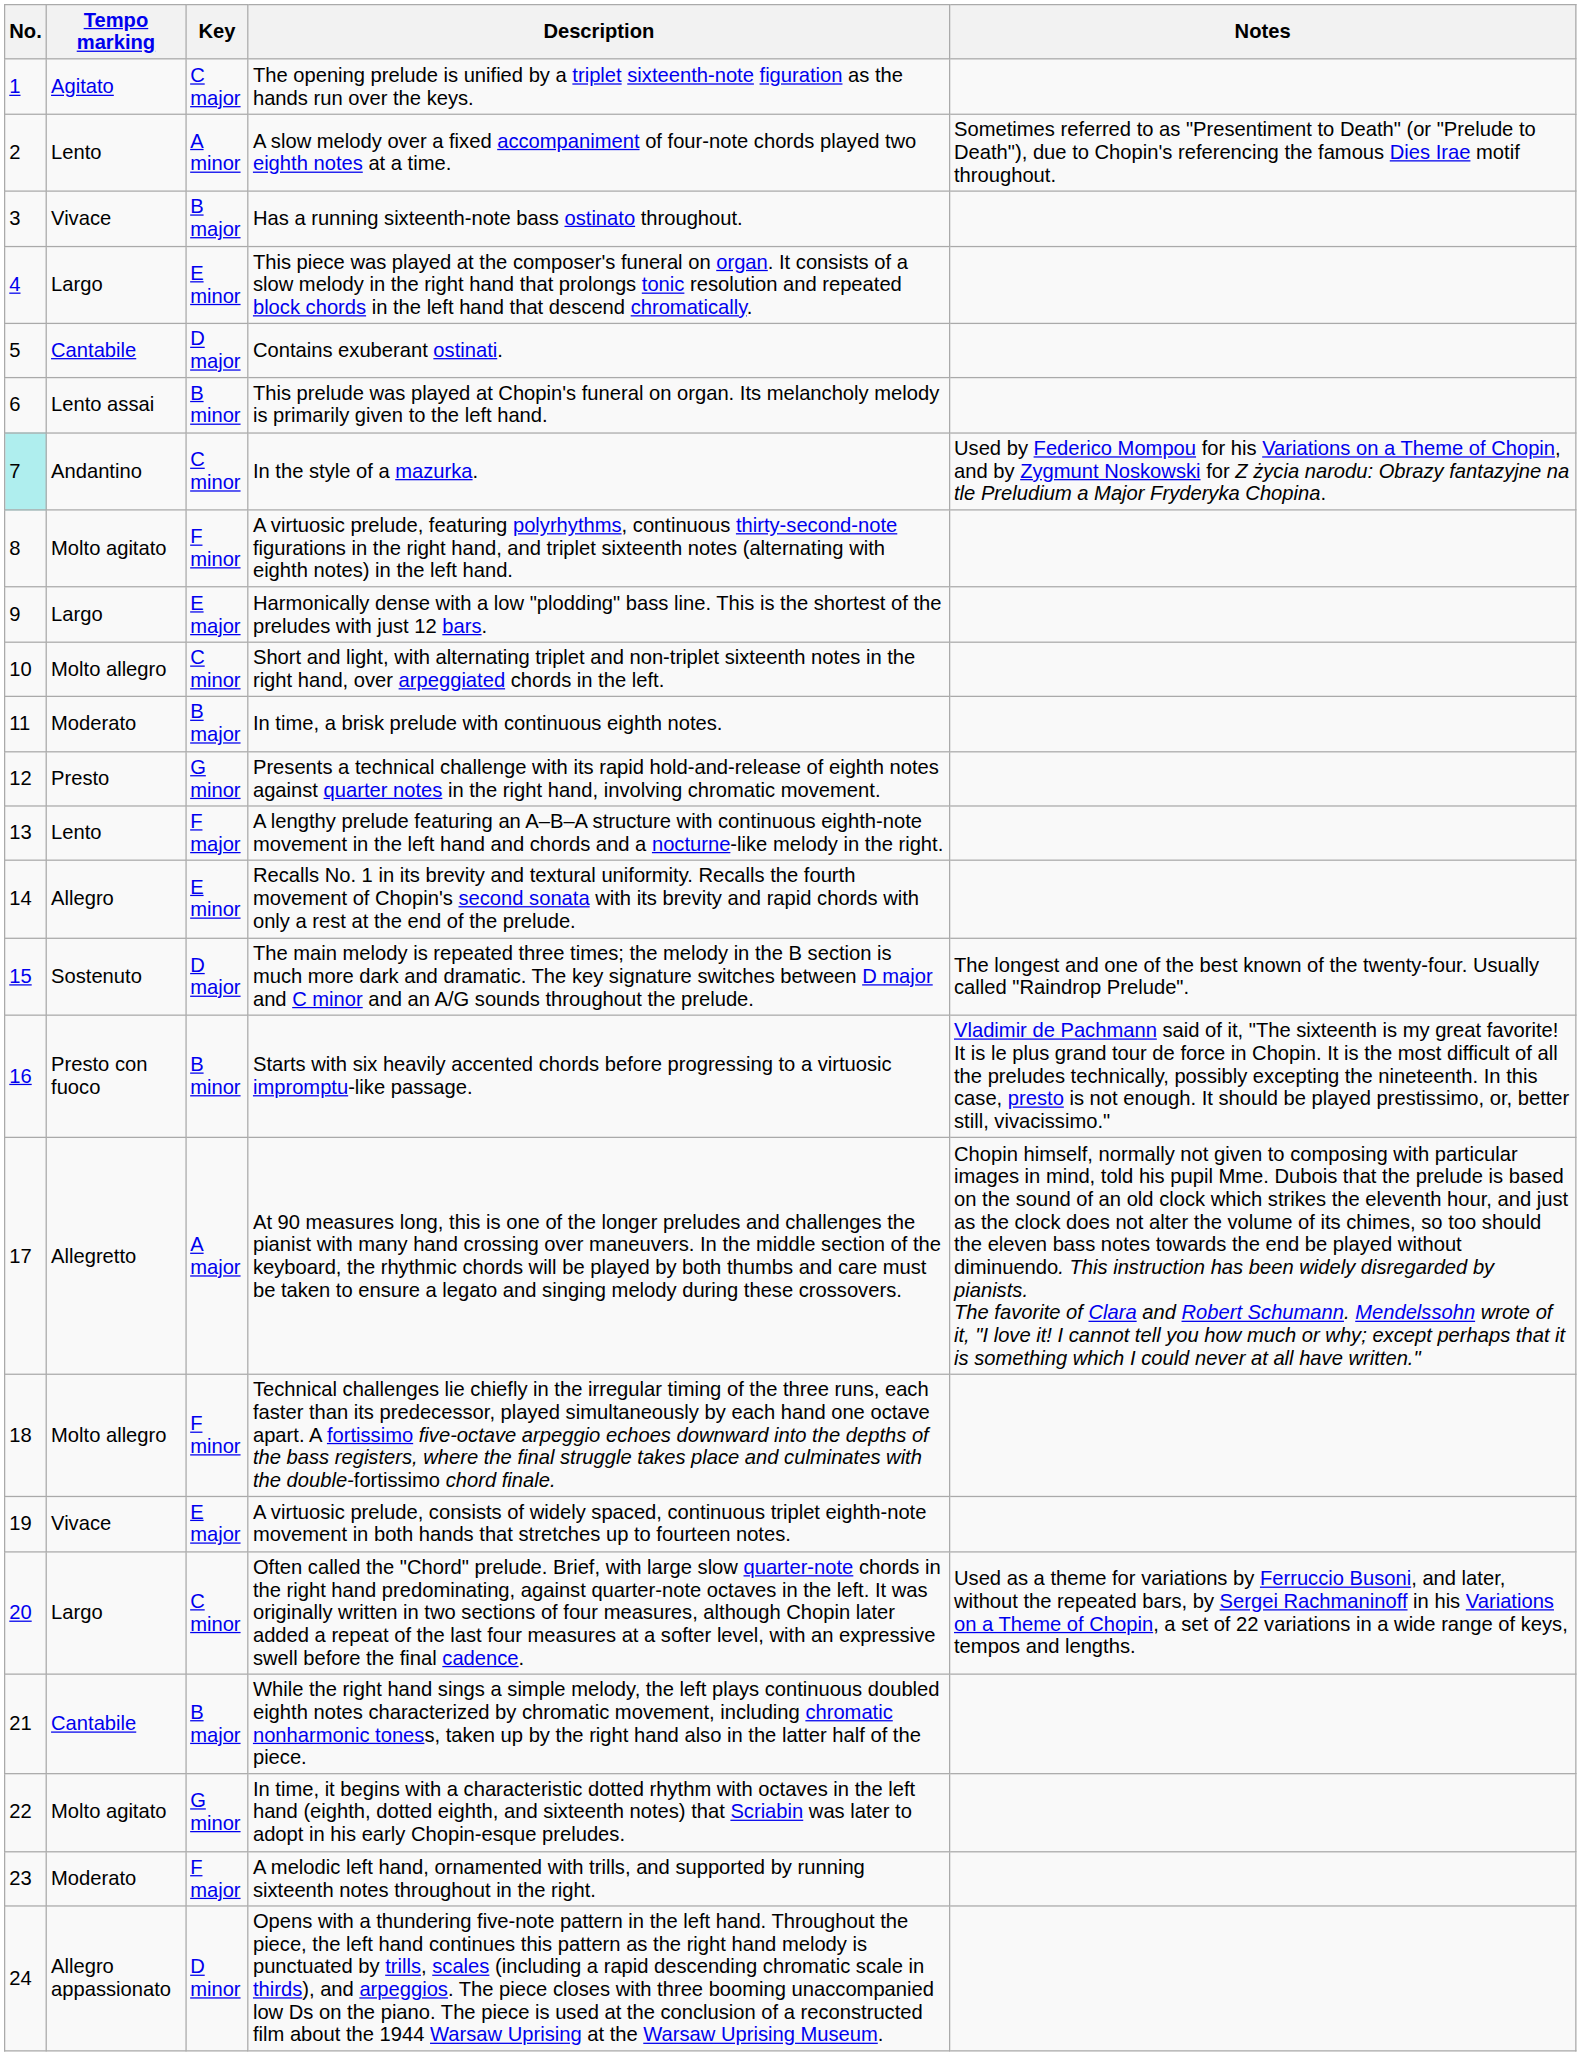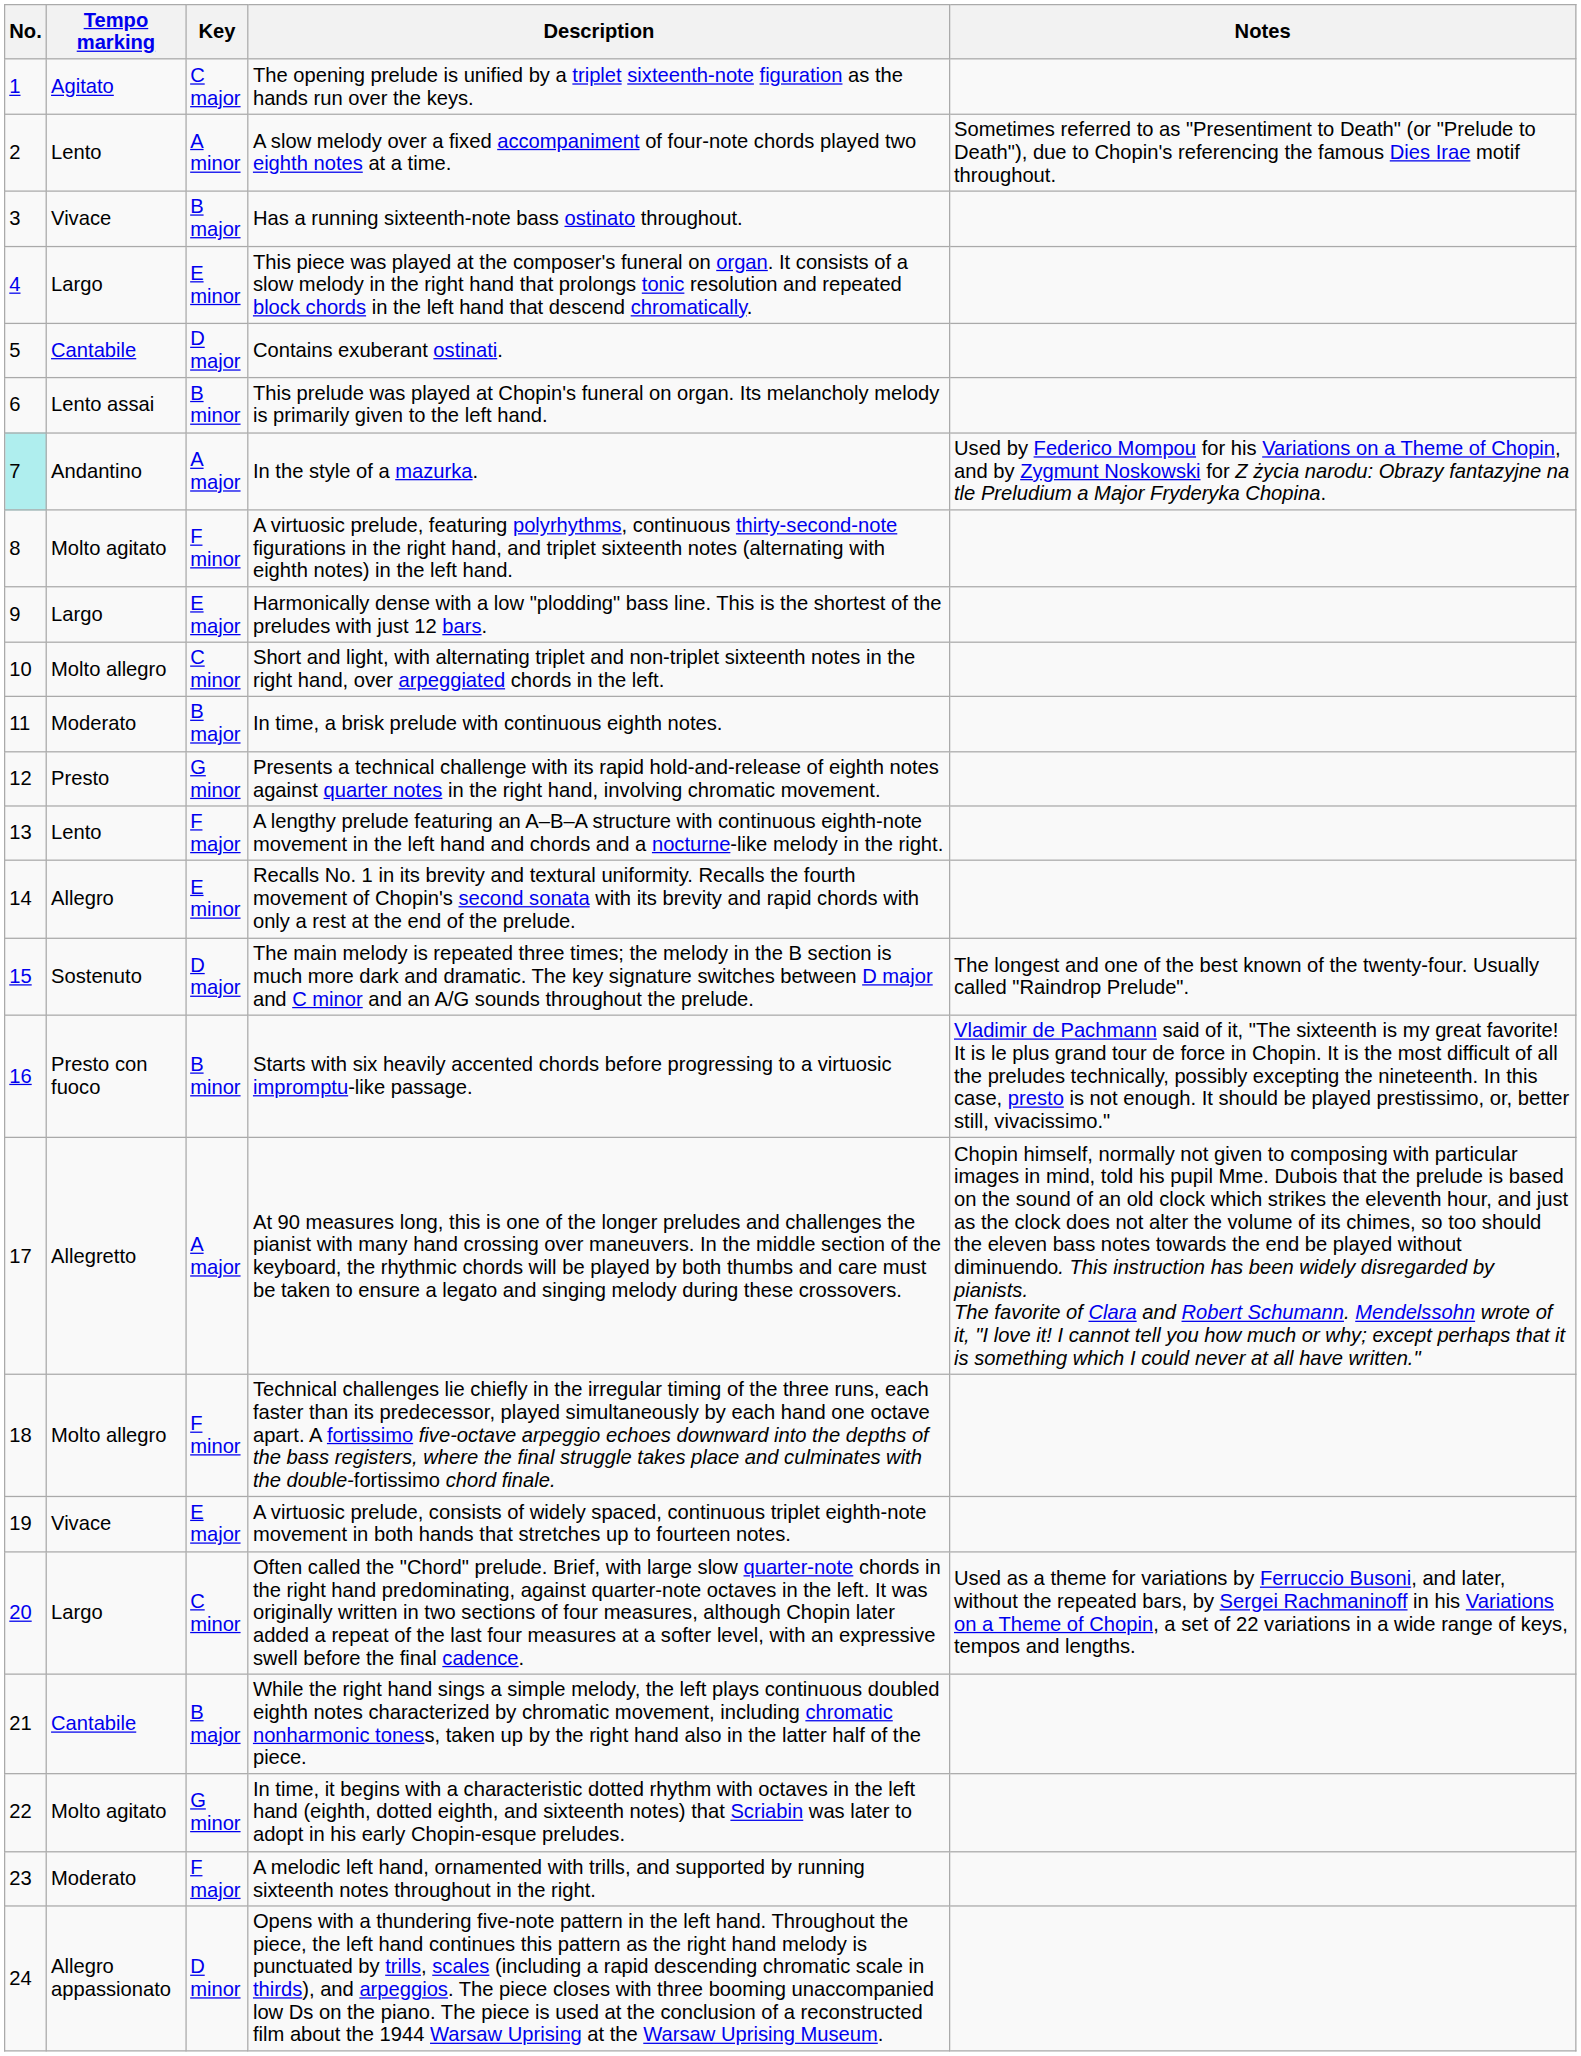(215, 471) C minor -> (215, 471) A major
